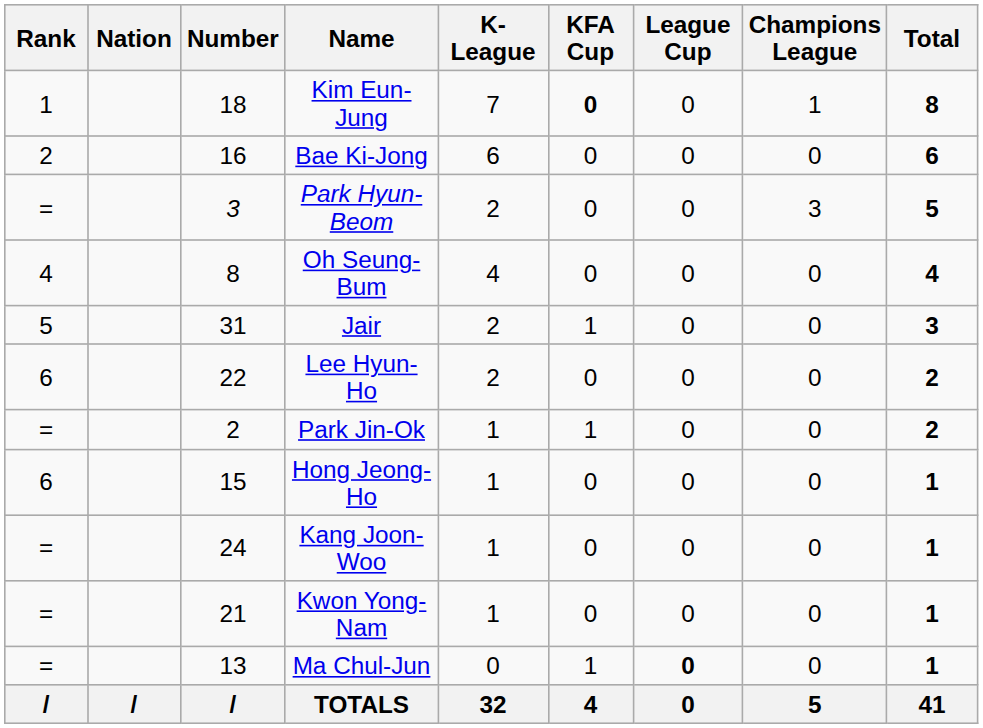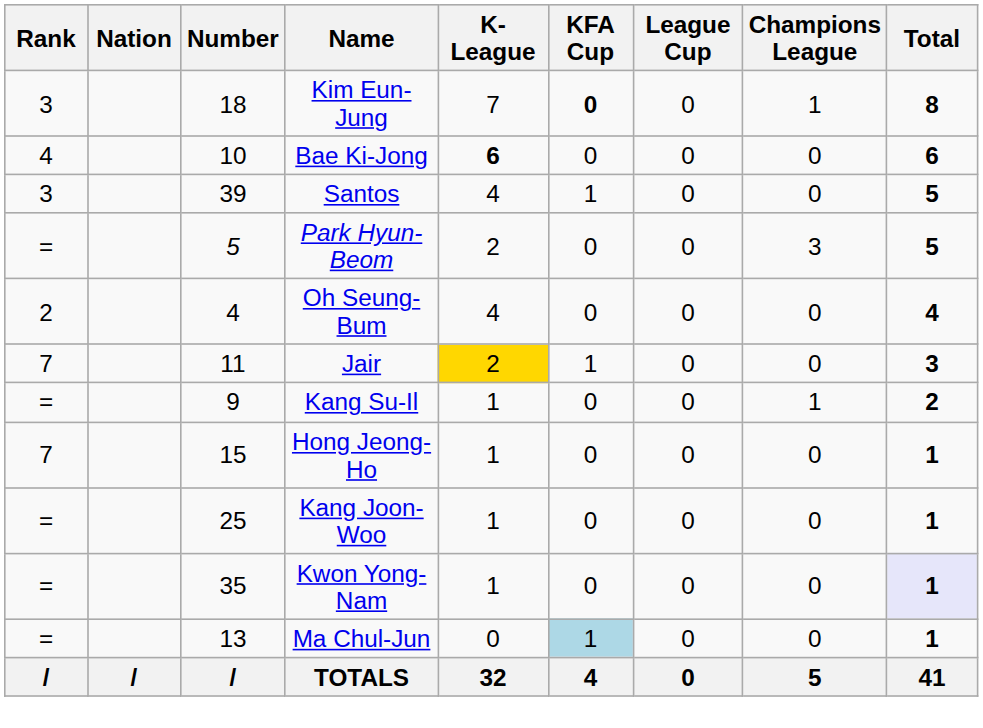(46, 104) 1 -> (46, 104) 3
(46, 156) 2 -> (46, 156) 4
(233, 156) 16 -> (233, 156) 10
(493, 156) normal -> (493, 156) bold
+ row: (362, 194)
(233, 208) 3 -> (233, 246) 5
(46, 273) 4 -> (46, 312) 2
(233, 273) 8 -> (233, 312) 4
(46, 326) 5 -> (46, 364) 7
(233, 326) 31 -> (233, 364) 11
(493, 326) no background -> (493, 364) gold background
- row: (362, 378)
+ row: (362, 403)
- row: (362, 430)
(46, 482) 6 -> (46, 455) 7
(233, 548) 24 -> (233, 520) 25
(233, 613) 21 -> (233, 586) 35
(932, 613) no background -> (932, 586) lavender background
(590, 665) no background -> (590, 638) lightblue background
(688, 665) bold -> (688, 638) normal
